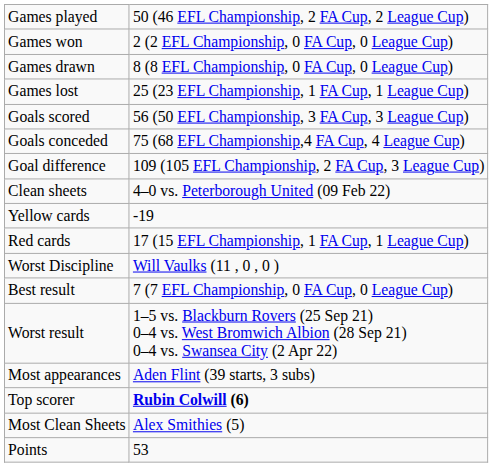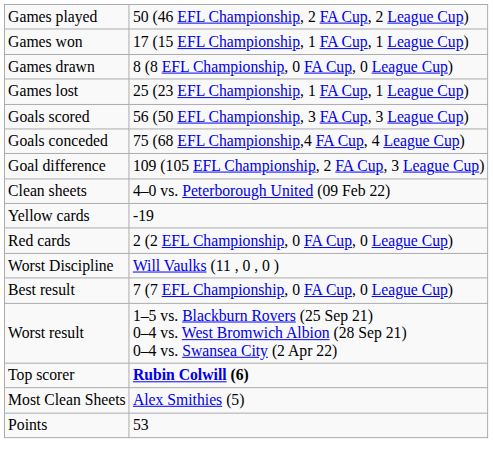(293, 41) 2 (2 EFL Championship, 0 FA Cup, 0 League Cup) -> (301, 41) 17 (15 EFL Championship, 1 FA Cup, 1 League Cup)
(301, 240) 17 (15 EFL Championship, 1 FA Cup, 1 League Cup) -> (293, 240) 2 (2 EFL Championship, 0 FA Cup, 0 League Cup)
- row: (64, 375)
